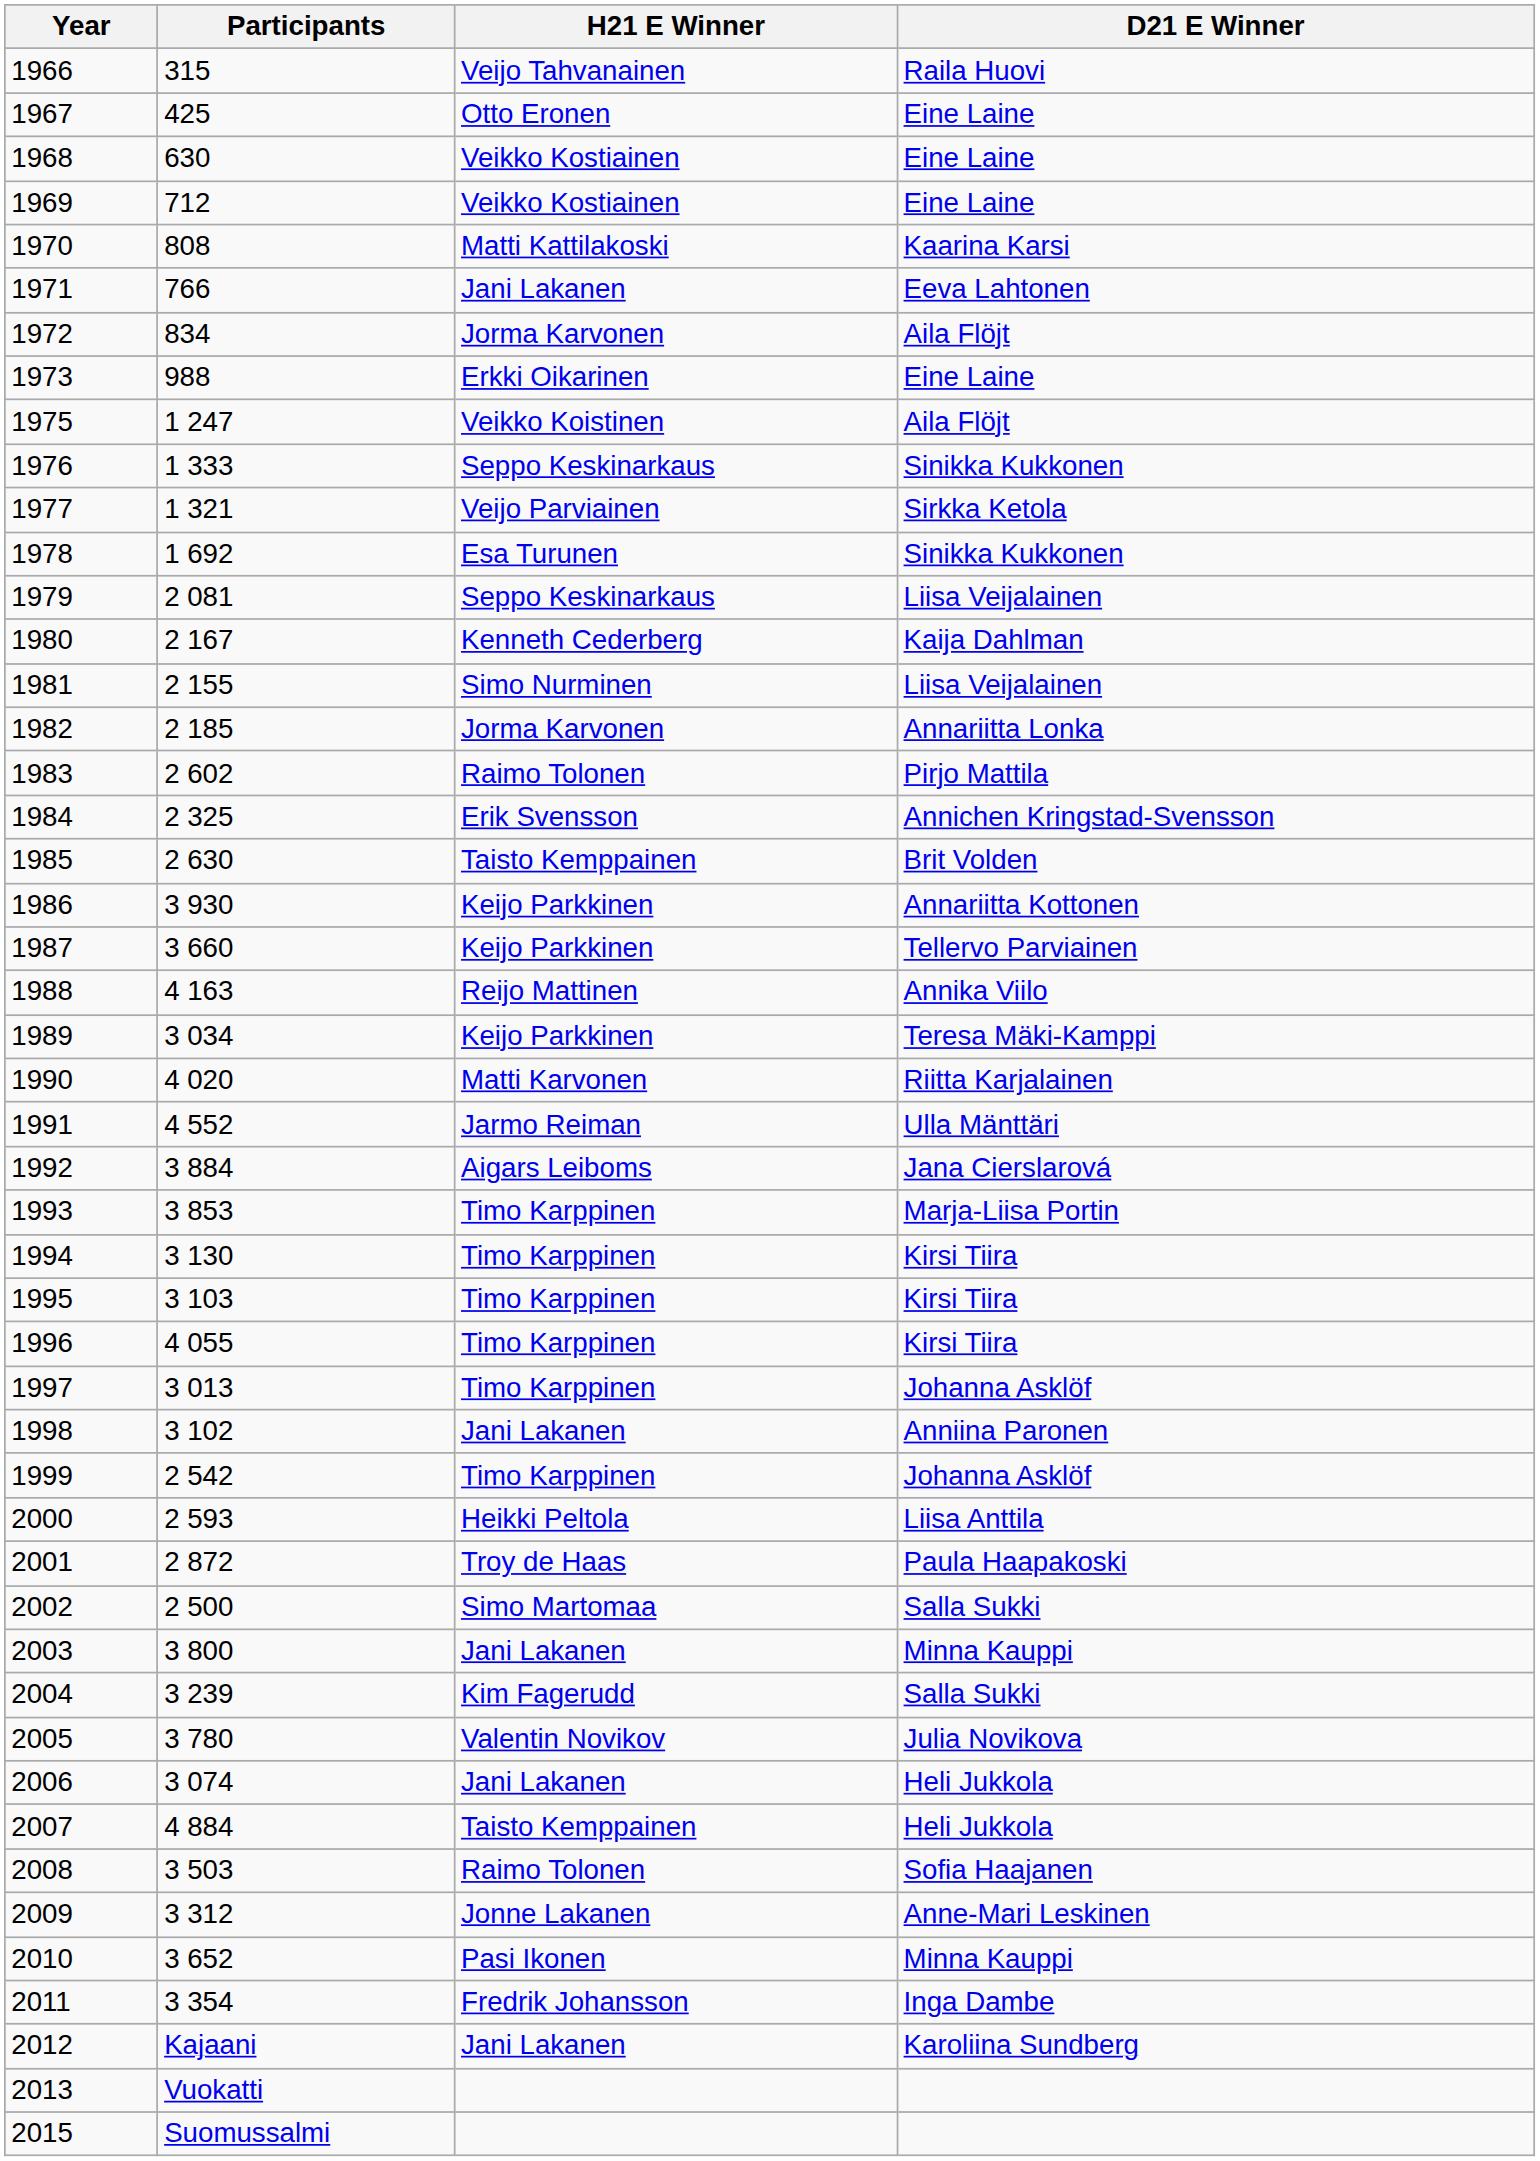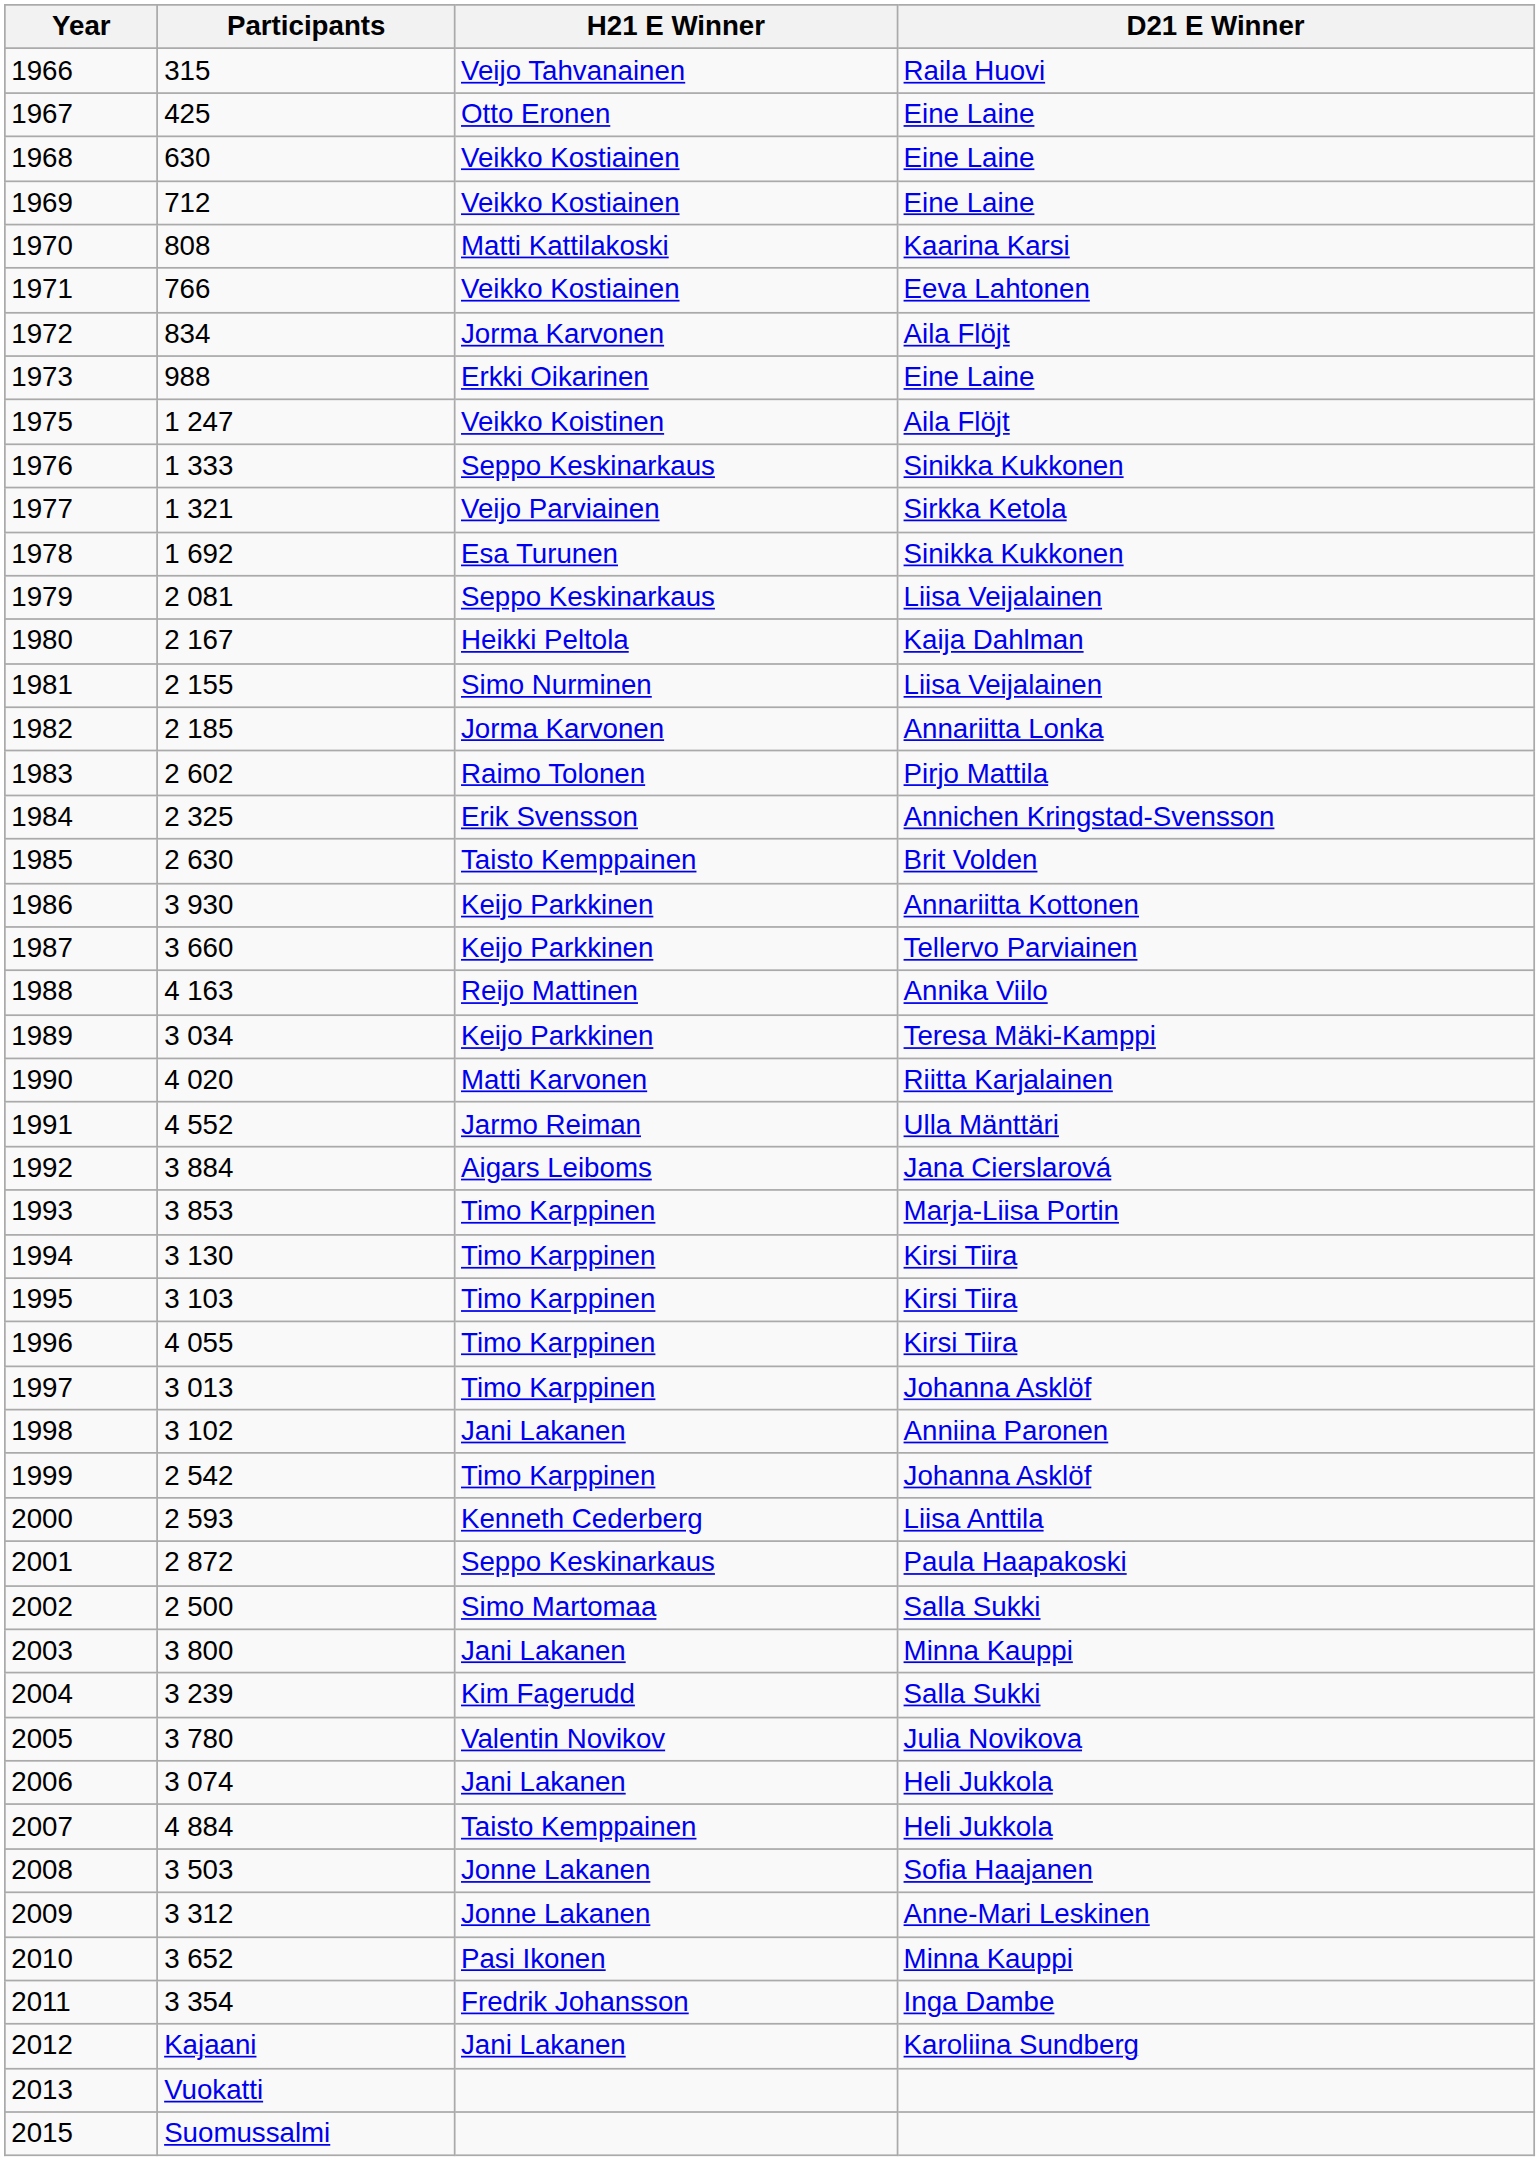(543, 289) Jani Lakanen -> (570, 289) Veikko Kostiainen
(582, 641) Kenneth Cederberg -> (545, 641) Heikki Peltola
(545, 1519) Heikki Peltola -> (582, 1519) Kenneth Cederberg
(544, 1562) Troy de Haas -> (588, 1562) Seppo Keskinarkaus
(553, 1870) Raimo Tolonen -> (556, 1870) Jonne Lakanen
